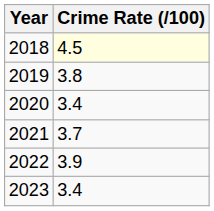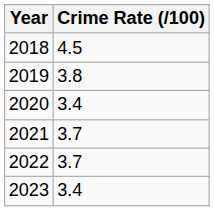(70, 47) lightyellow background -> (70, 47) no background
(70, 162) 3.9 -> (70, 162) 3.7
